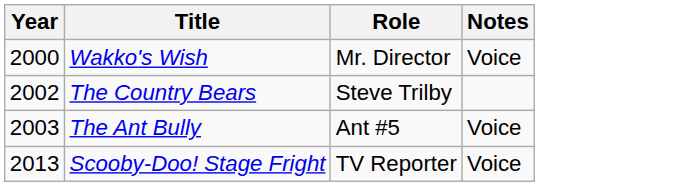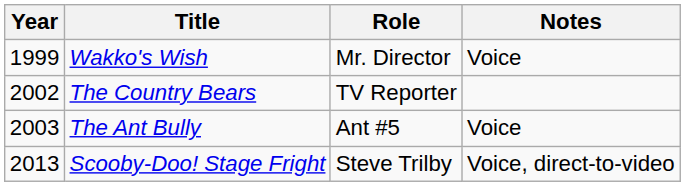(35, 57) 2000 -> (35, 57) 1999
(394, 92) Steve Trilby -> (396, 92) TV Reporter
(396, 163) TV Reporter -> (394, 163) Steve Trilby
(494, 163) Voice -> (571, 163) Voice, direct-to-video
